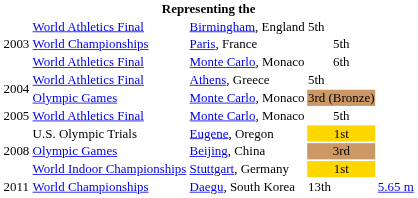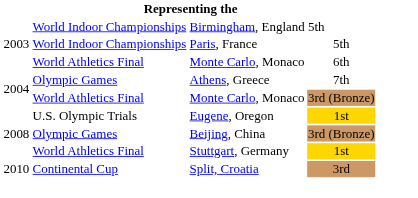(88, 26) World Athletics Final -> (109, 26) World Indoor Championships
(91, 44) World Championships -> (109, 44) World Indoor Championships
(88, 80) World Athletics Final -> (75, 80) Olympic Games
(316, 80) 5th -> (341, 80) 7th
(75, 97) Olympic Games -> (88, 97) World Athletics Final
- row: (16, 115)
(341, 151) 3rd -> (341, 133) 3rd (Bronze)
(109, 169) World Indoor Championships -> (88, 151) World Athletics Final
+ row: (16, 169)
- row: (16, 187)
